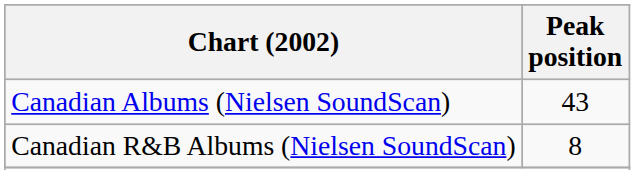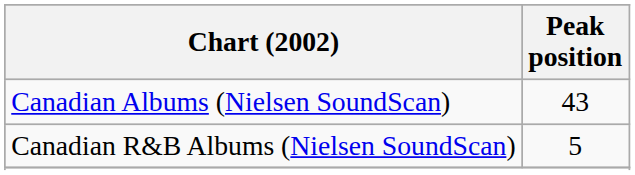(575, 145) 8 -> (575, 145) 5
